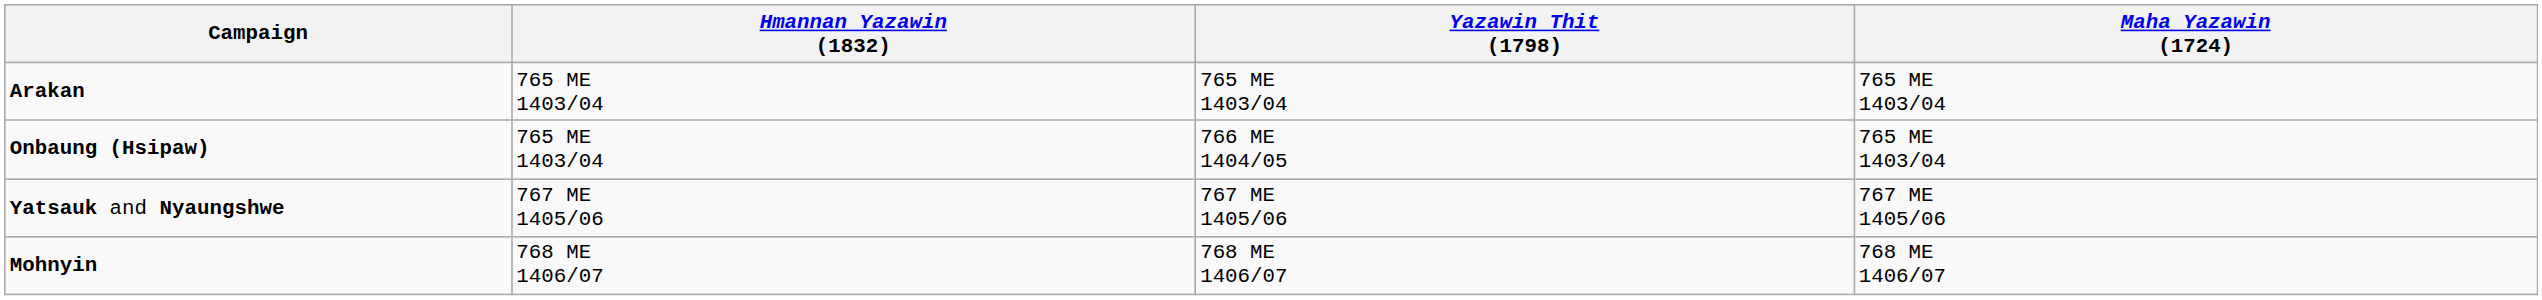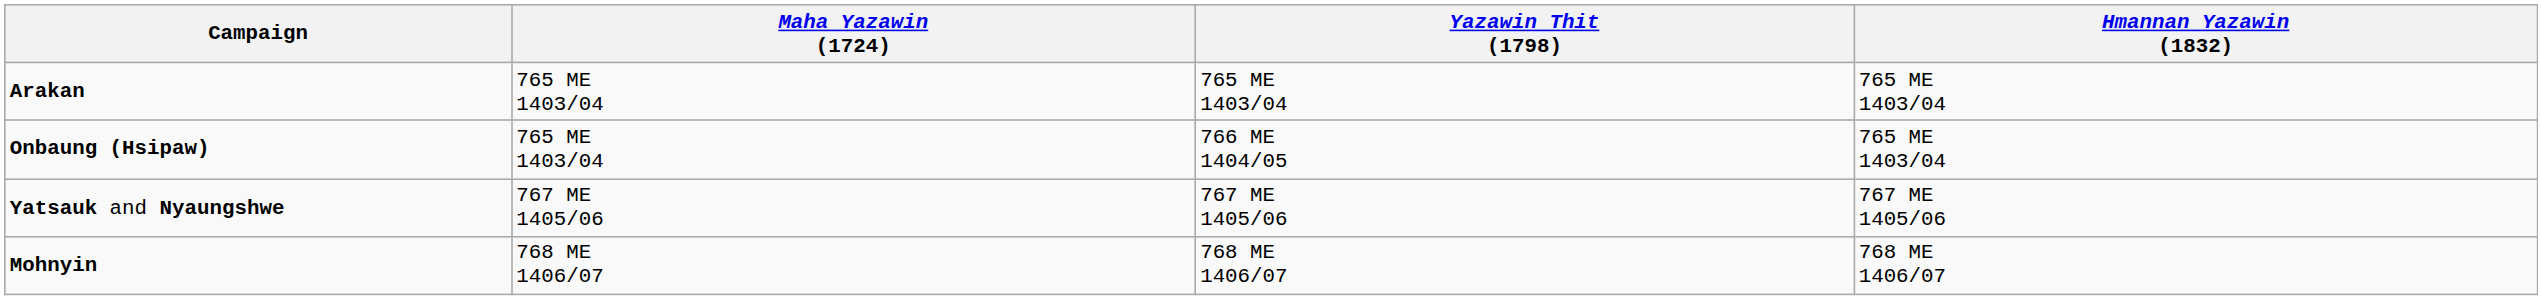columns swapped: (2196, 34) <-> (853, 34)
